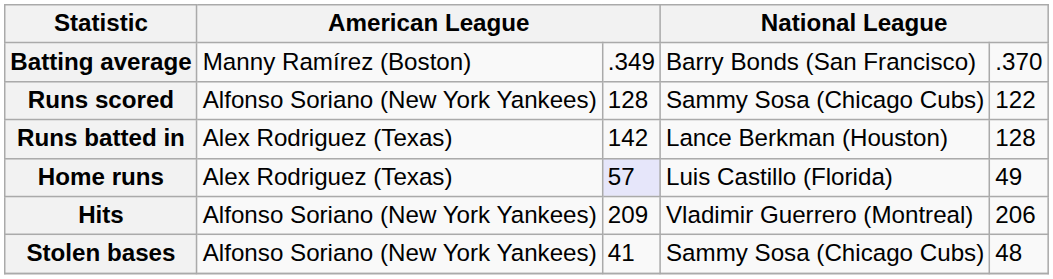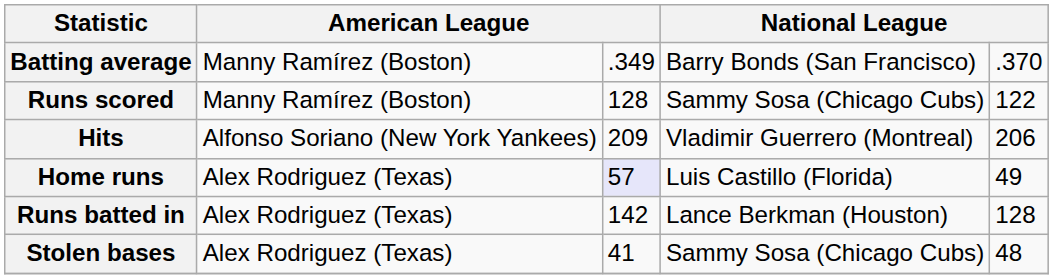(400, 100) Alfonso Soriano (New York Yankees) -> (337, 100) Manny Ramírez (Boston)
rows swapped: (101, 215) <-> (101, 138)
(400, 253) Alfonso Soriano (New York Yankees) -> (328, 253) Alex Rodriguez (Texas)
